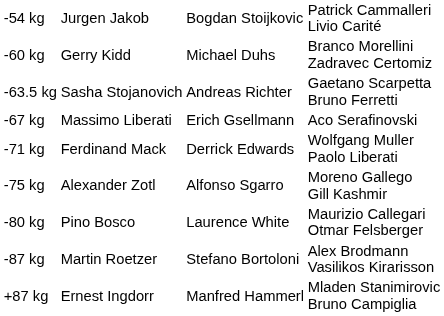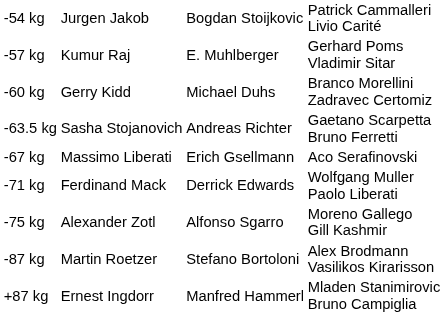+ row: (24, 55)
- row: (24, 222)
